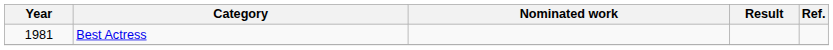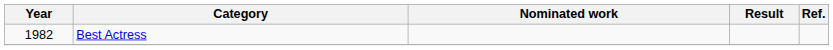(39, 34) 1981 -> (39, 34) 1982
